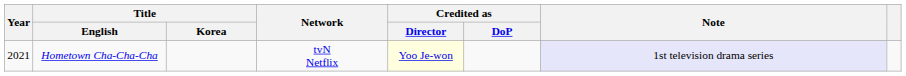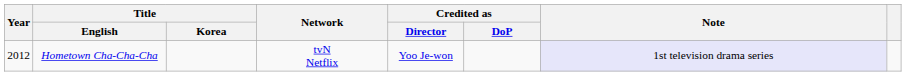(19, 55) 2021 -> (19, 55) 2012
(426, 55) lightyellow background -> (426, 55) no background
